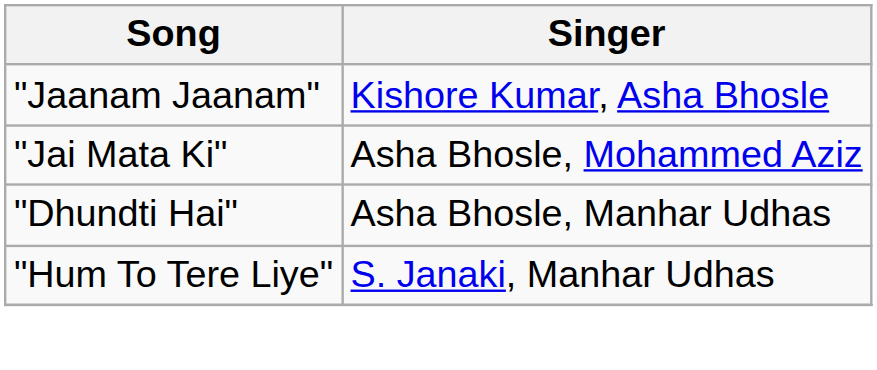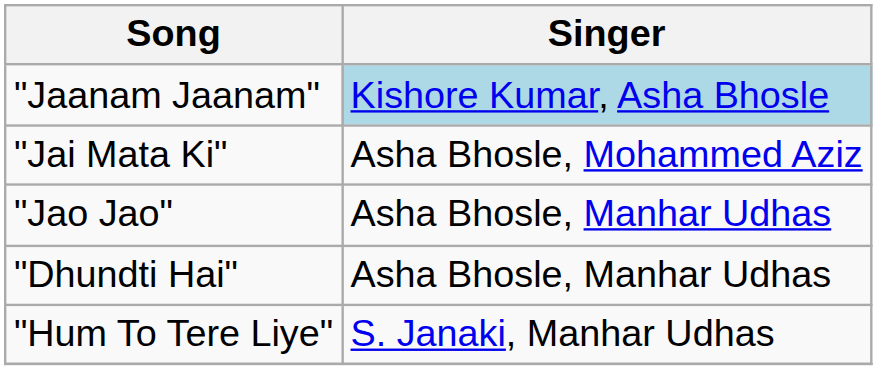(590, 94) no background -> (590, 94) lightblue background
+ row: (93, 214)
